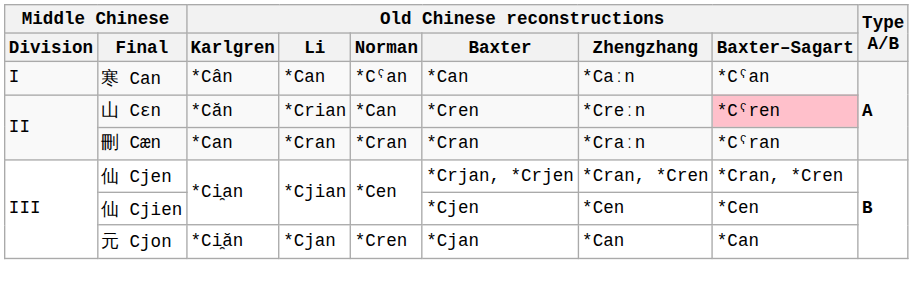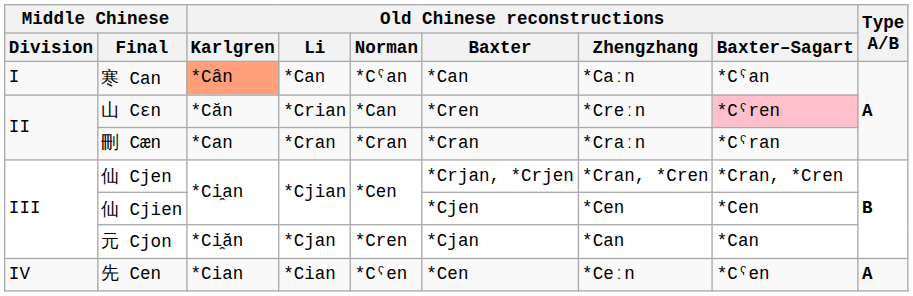(212, 78) no background -> (212, 78) lightsalmon background
+ row: (131, 275)
